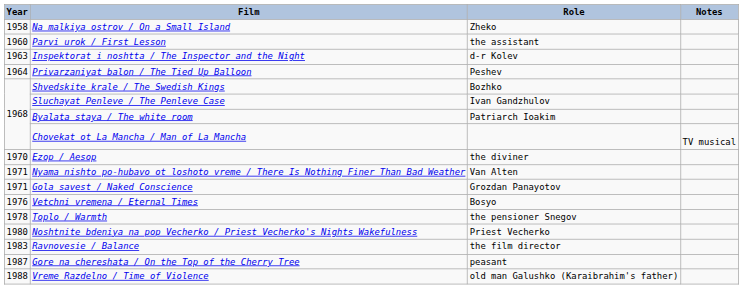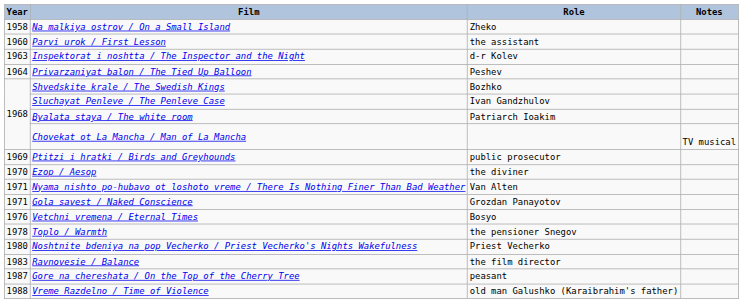+ row: (134, 157)
